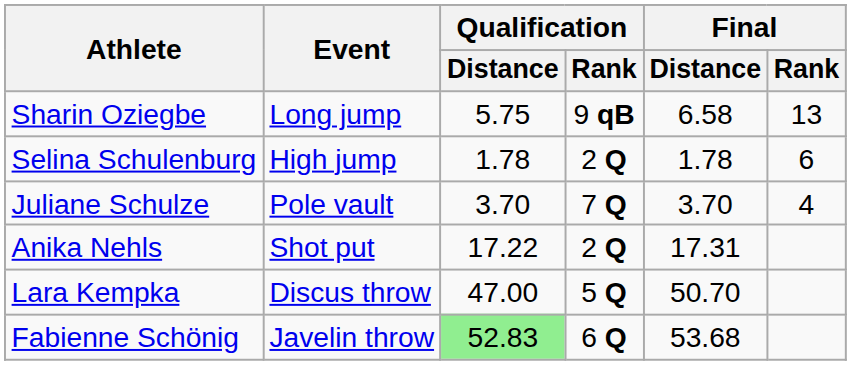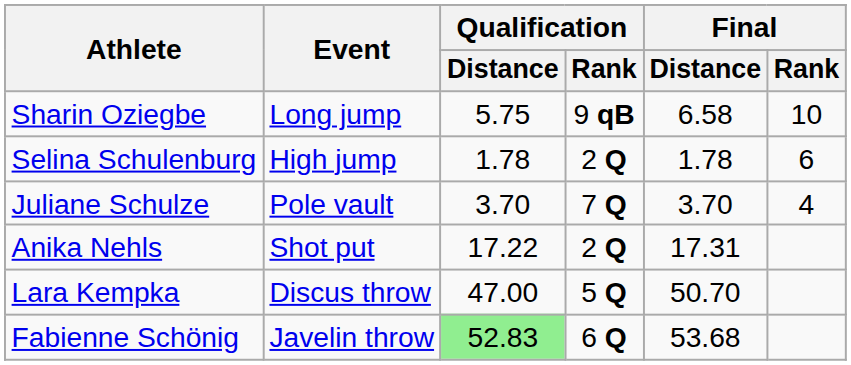(806, 114) 13 -> (806, 114) 10
